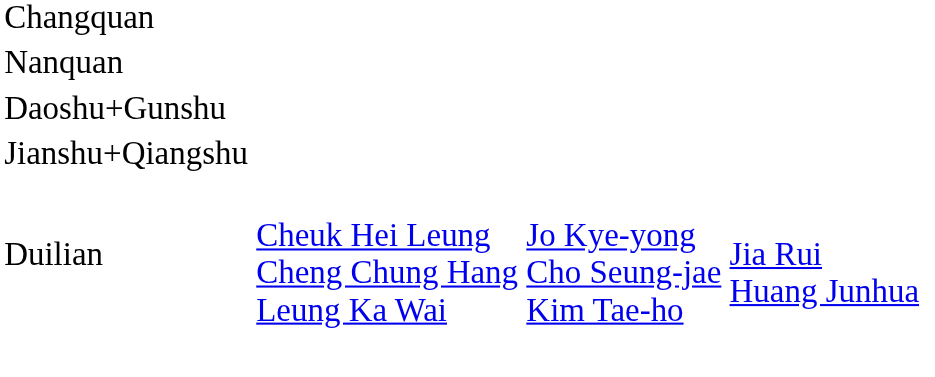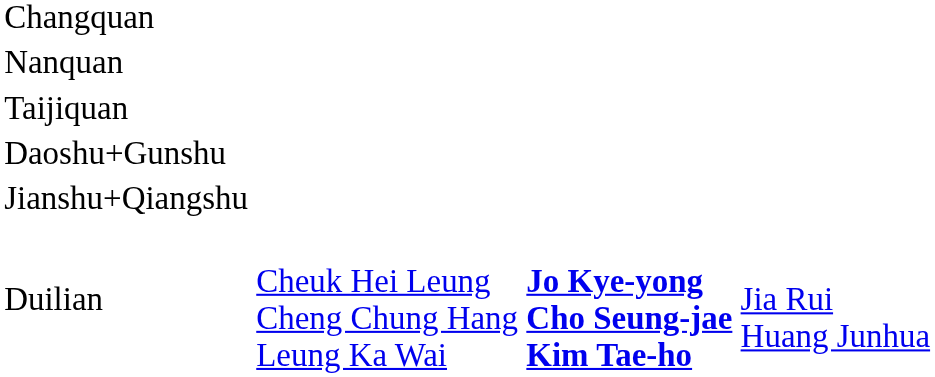+ row: (66, 107)
(624, 272) normal -> (629, 317) bold
